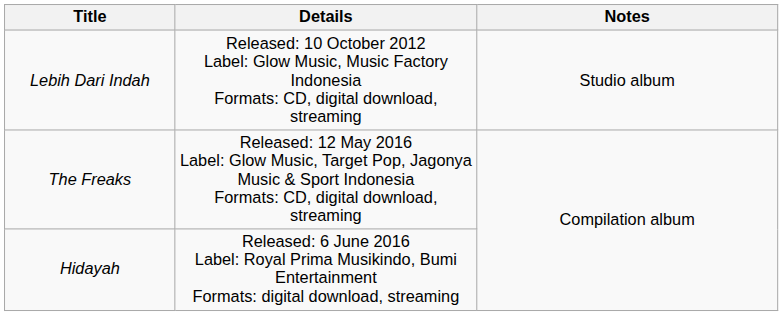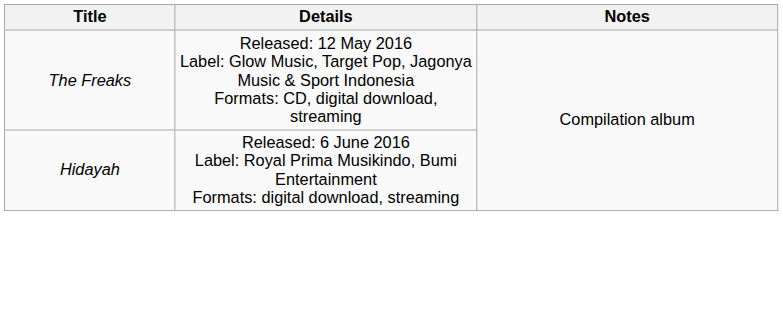- row: (90, 80)
